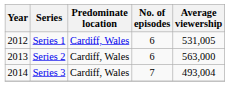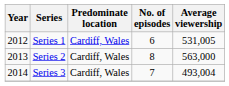(152, 56) 6 -> (152, 56) 8
